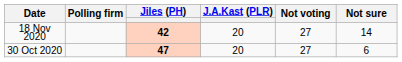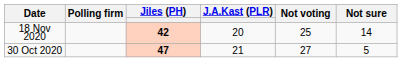(306, 33) 27 -> (306, 33) 25
(238, 51) 20 -> (238, 51) 21
(366, 51) 6 -> (366, 51) 5
